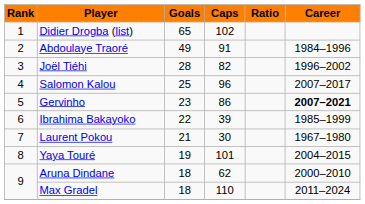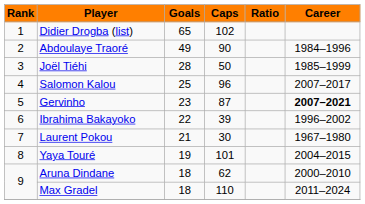(225, 48) 91 -> (225, 48) 90
(225, 66) 82 -> (225, 66) 50
(323, 66) 1996–2002 -> (323, 66) 1985–1999
(225, 102) 86 -> (225, 102) 87
(323, 119) 1985–1999 -> (323, 119) 1996–2002
